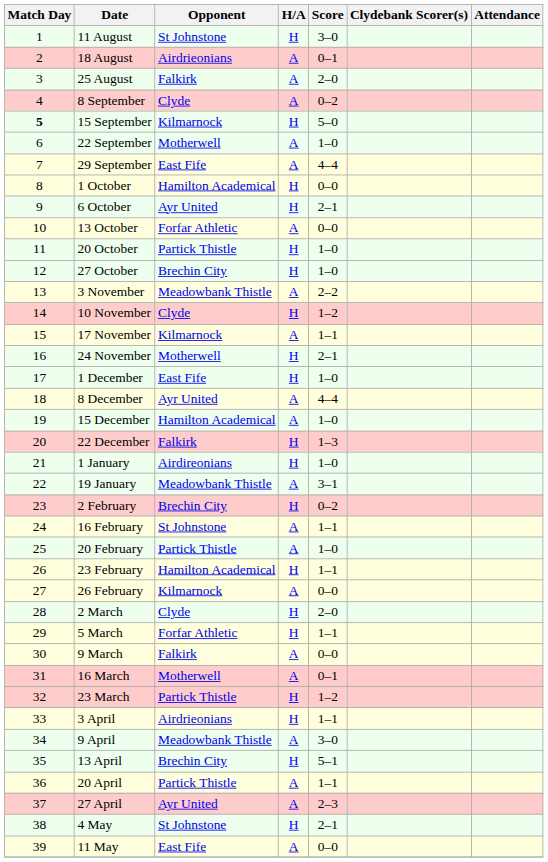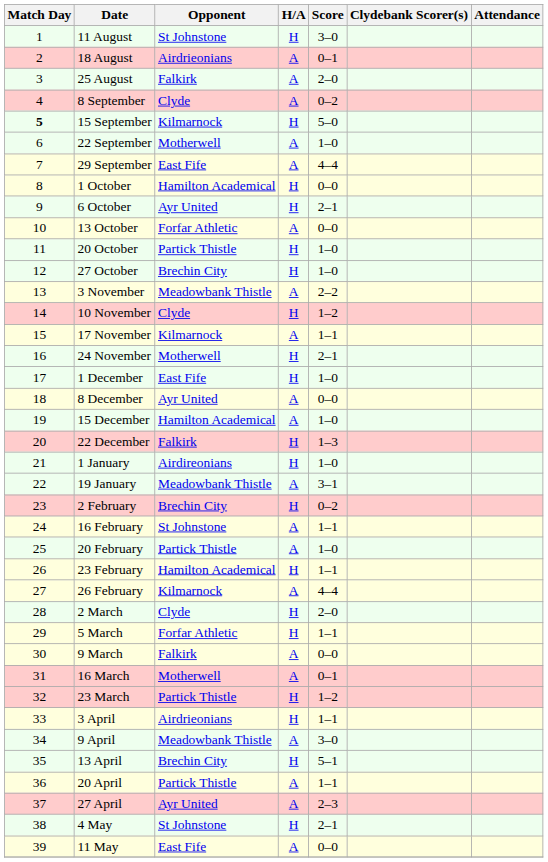(328, 398) 4–4 -> (328, 398) 0–0
(328, 590) 0–0 -> (328, 590) 4–4
